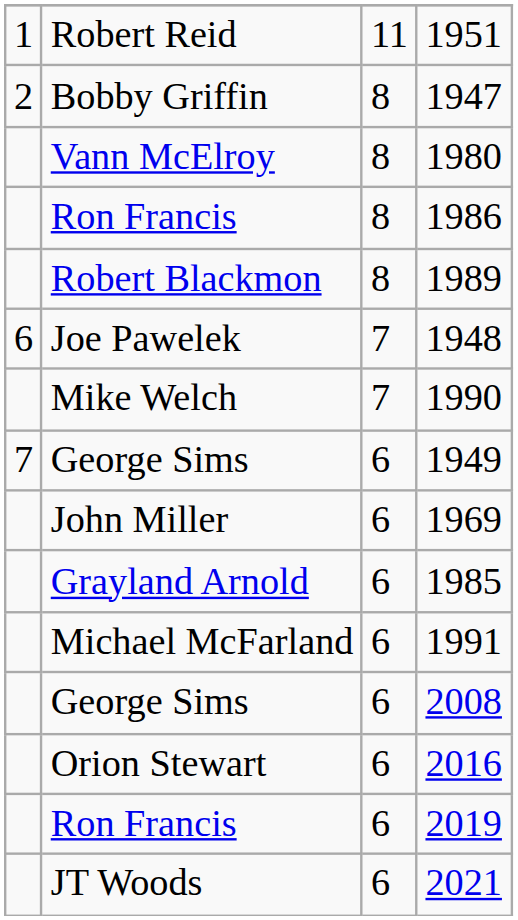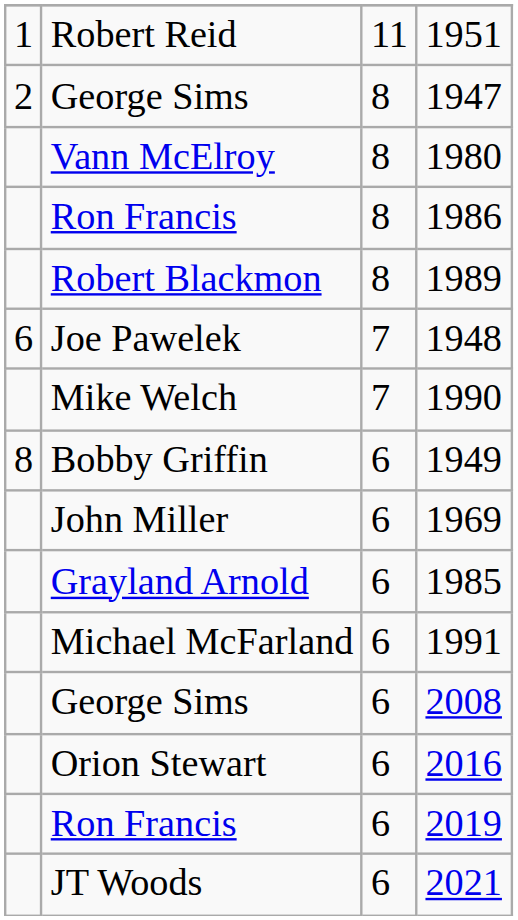(159, 95) Bobby Griffin -> (150, 95) George Sims
(24, 459) 7 -> (24, 459) 8
(150, 459) George Sims -> (159, 459) Bobby Griffin
